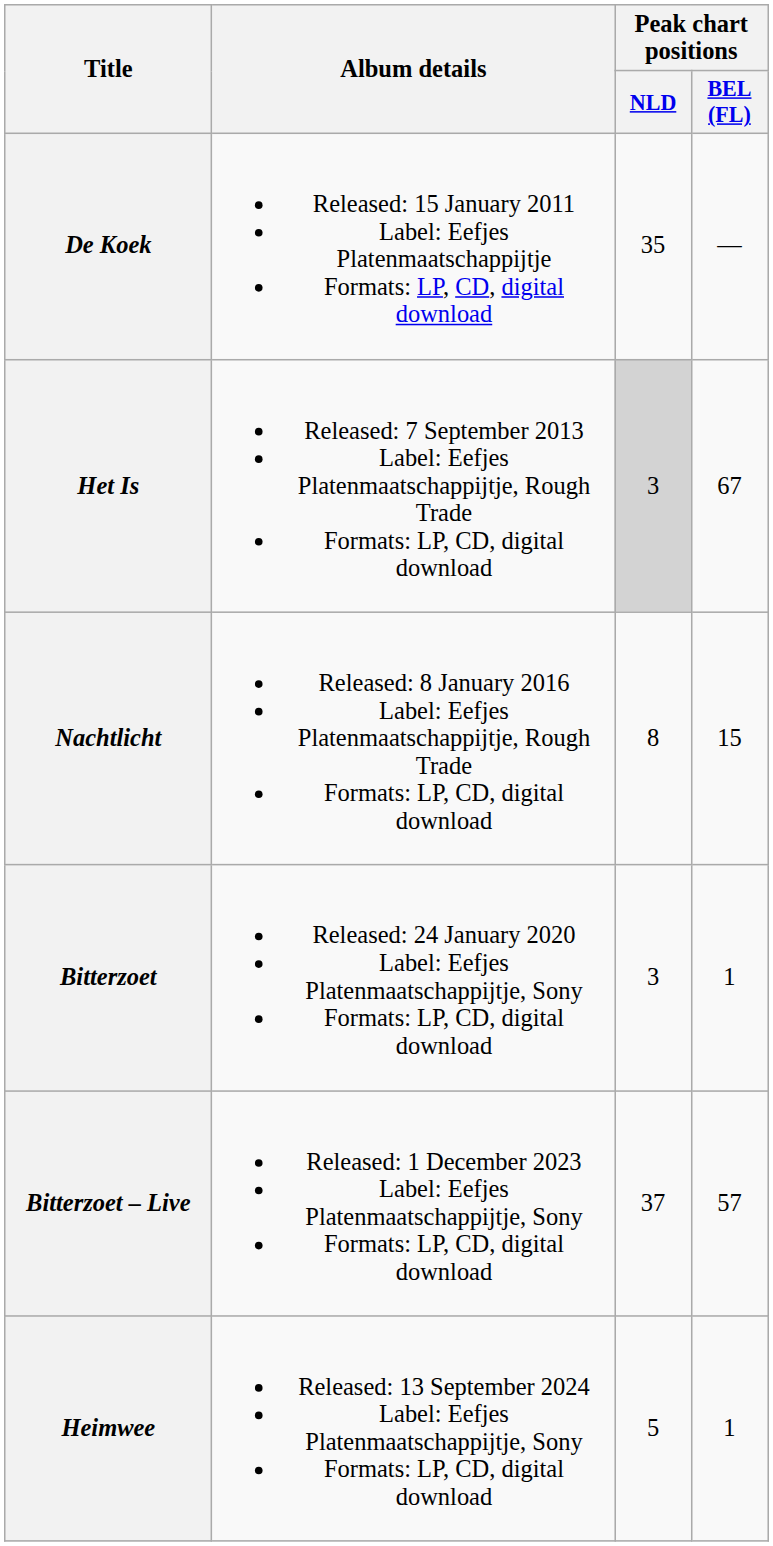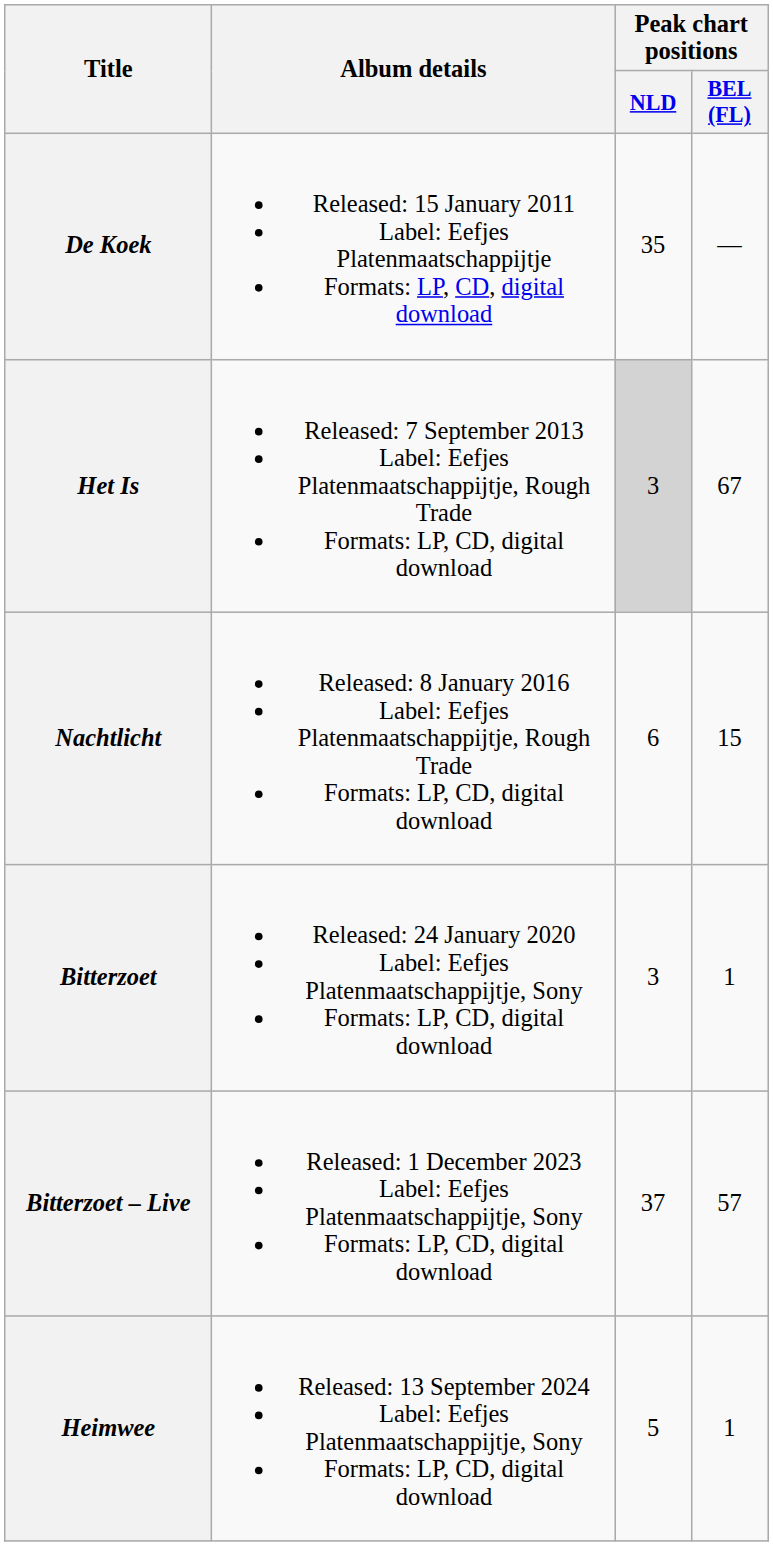(653, 738) 8 -> (653, 738) 6
